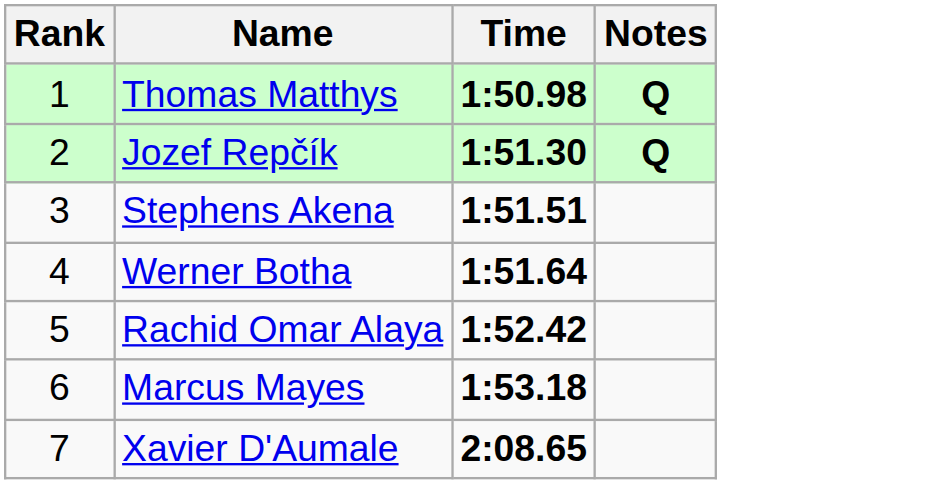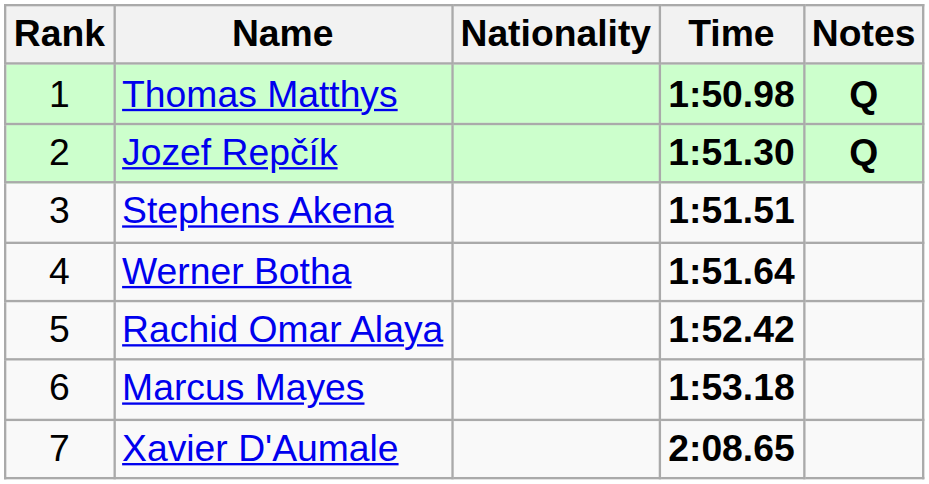+ column: (556, 34)
